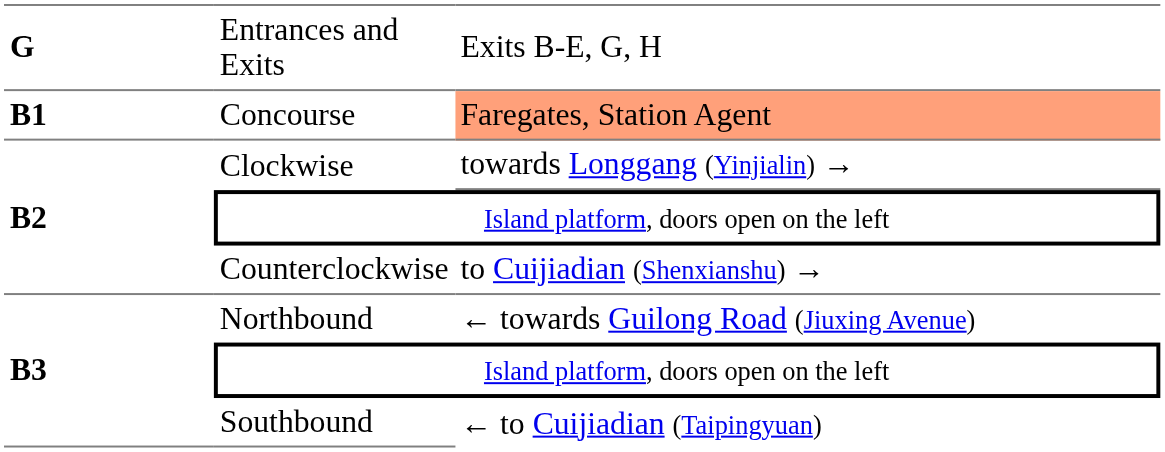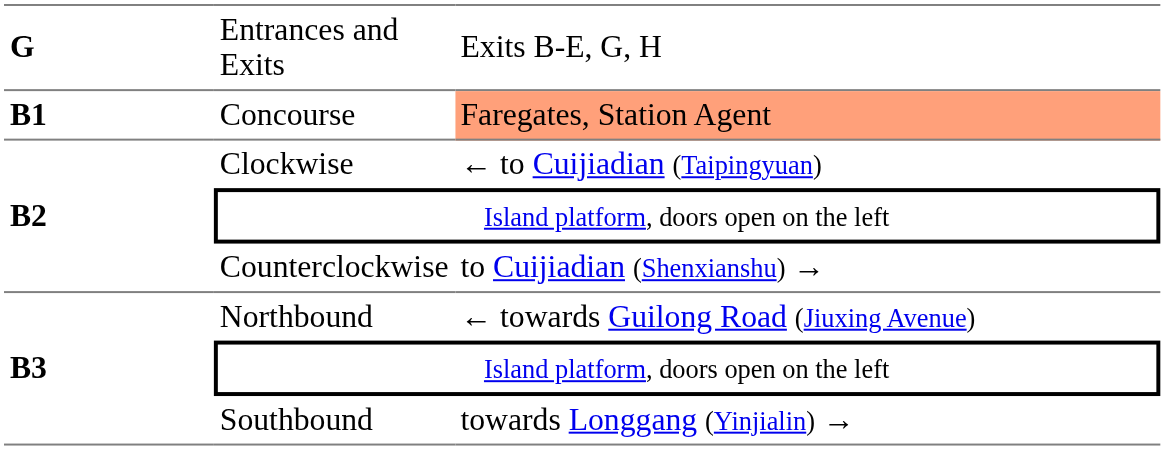(658, 163) towards Longgang (Yinjialin) → -> (641, 163) ← to Cuijiadian (Taipingyuan)
(641, 422) ← to Cuijiadian (Taipingyuan) -> (658, 419) towards Longgang (Yinjialin) →
